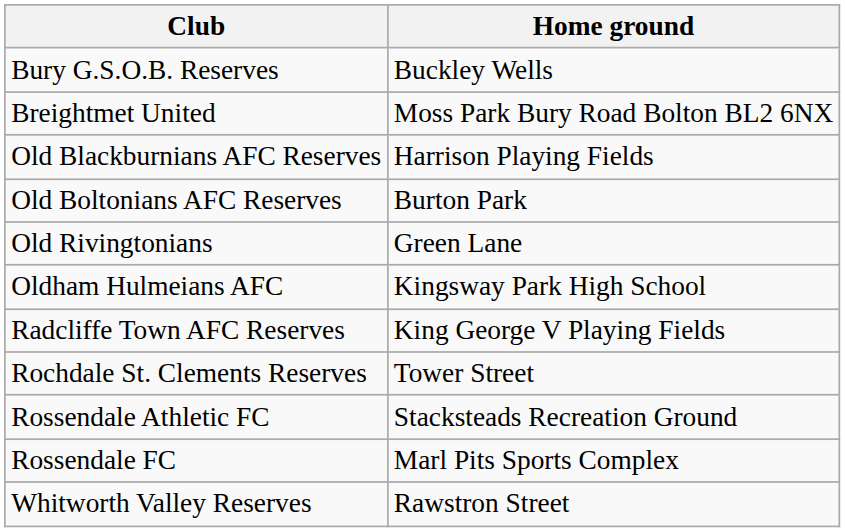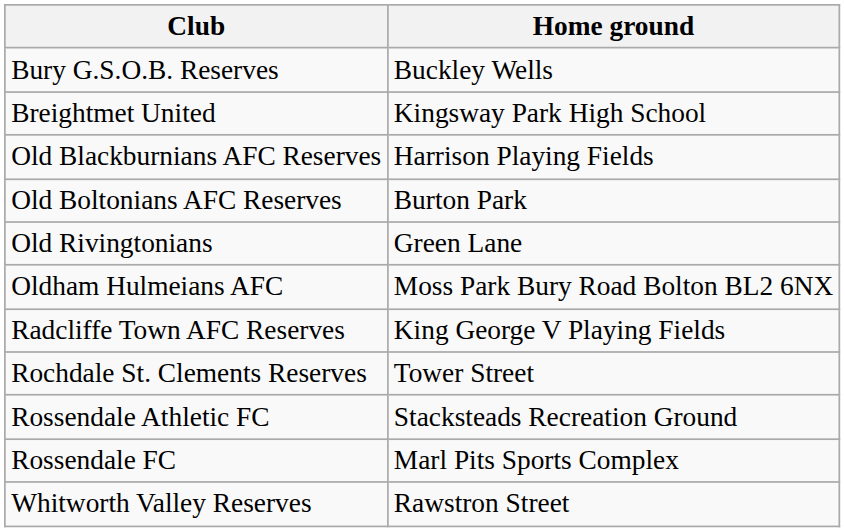(614, 112) Moss Park Bury Road Bolton BL2 6NX -> (550, 112) Kingsway Park High School
(550, 286) Kingsway Park High School -> (614, 286) Moss Park Bury Road Bolton BL2 6NX
